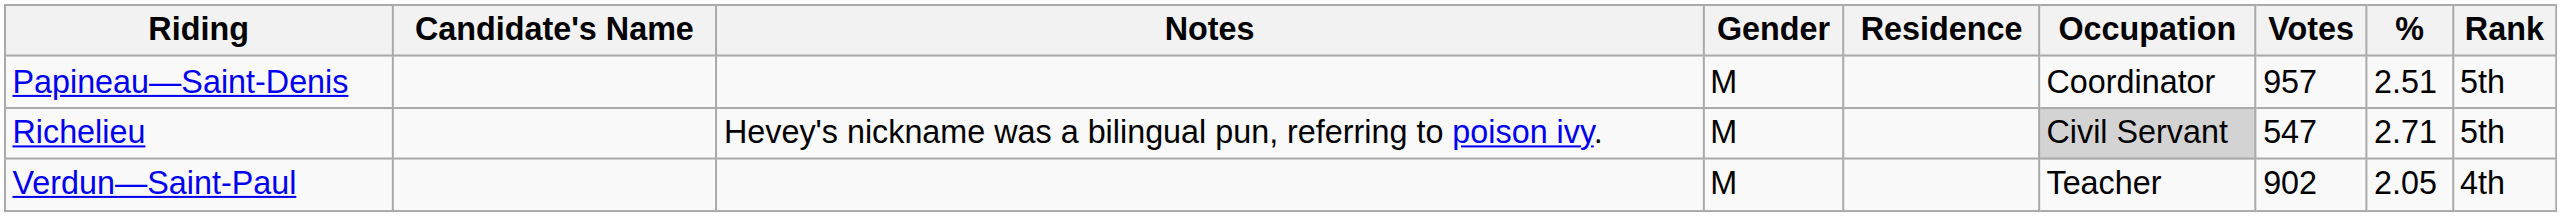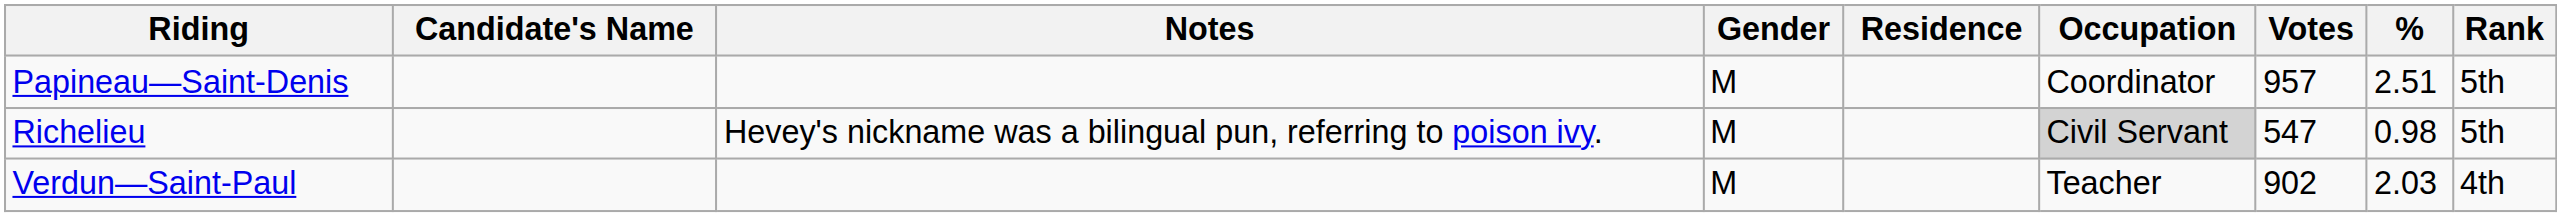(2406, 132) 2.71 -> (2406, 132) 0.98
(2406, 183) 2.05 -> (2406, 183) 2.03
